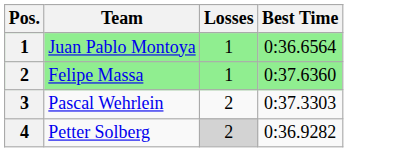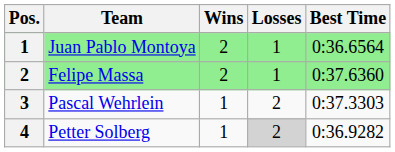+ column: (224, 18)
